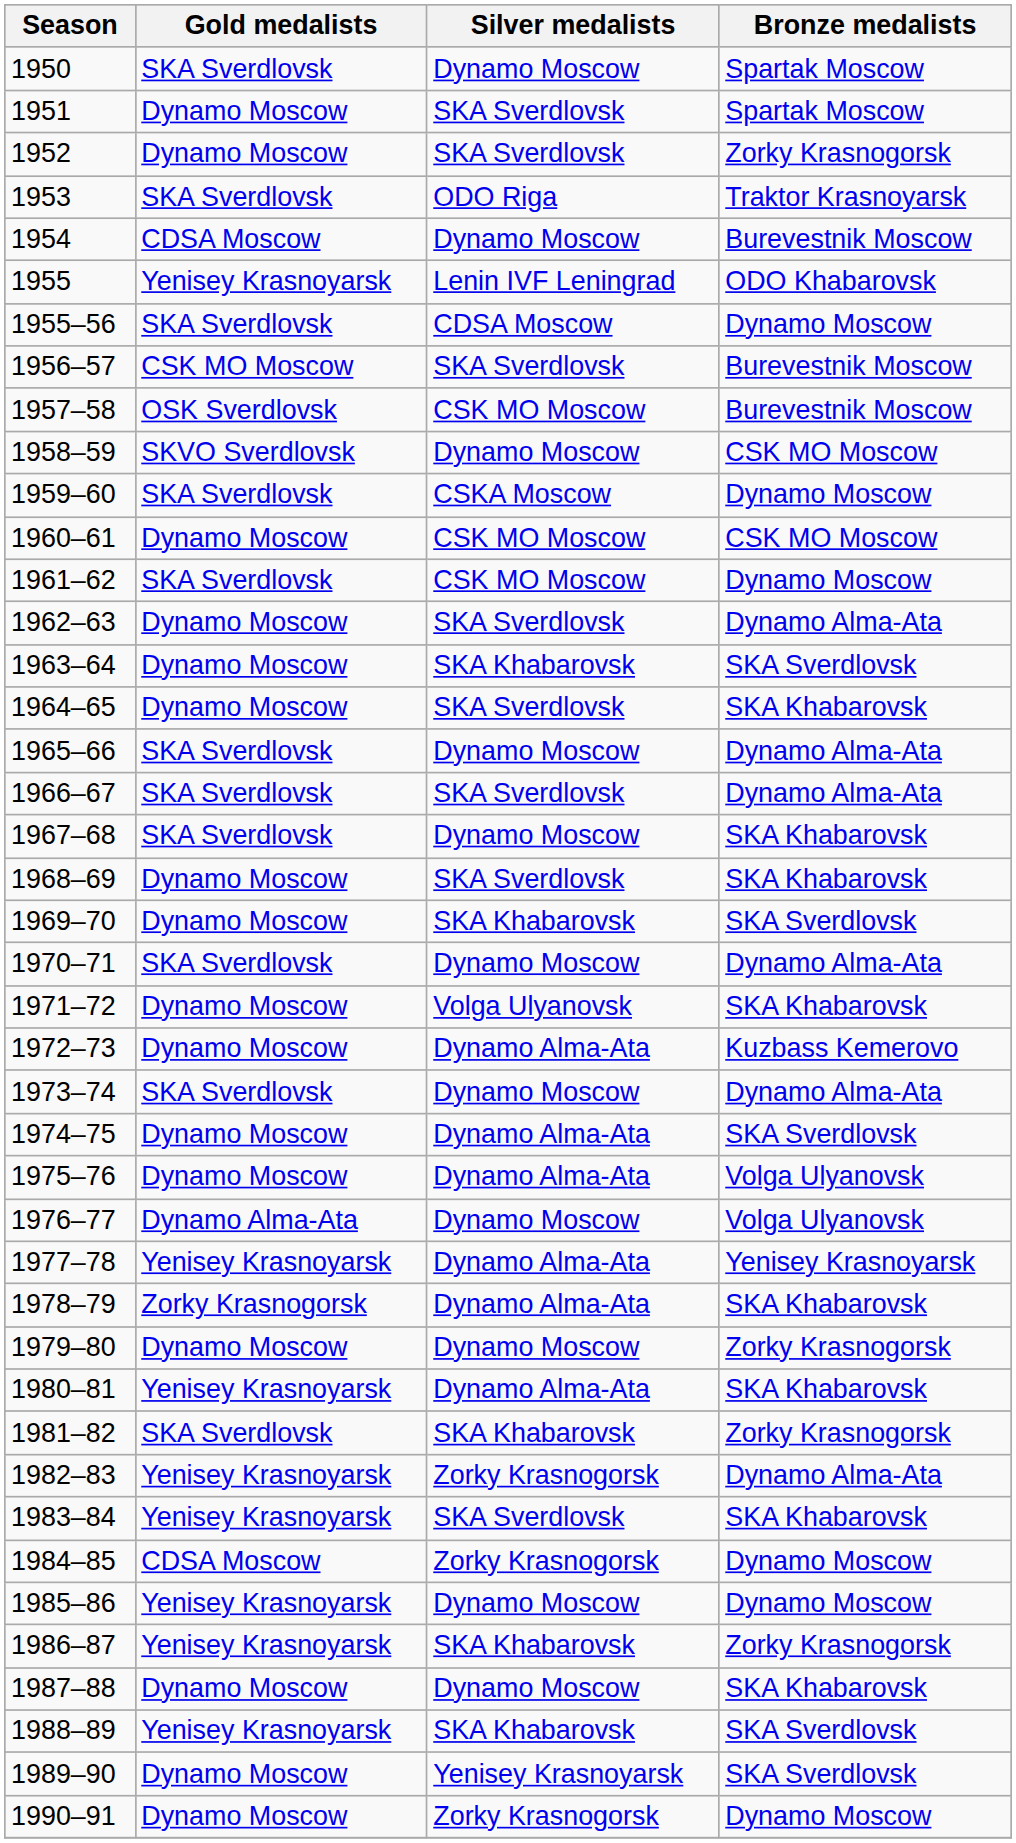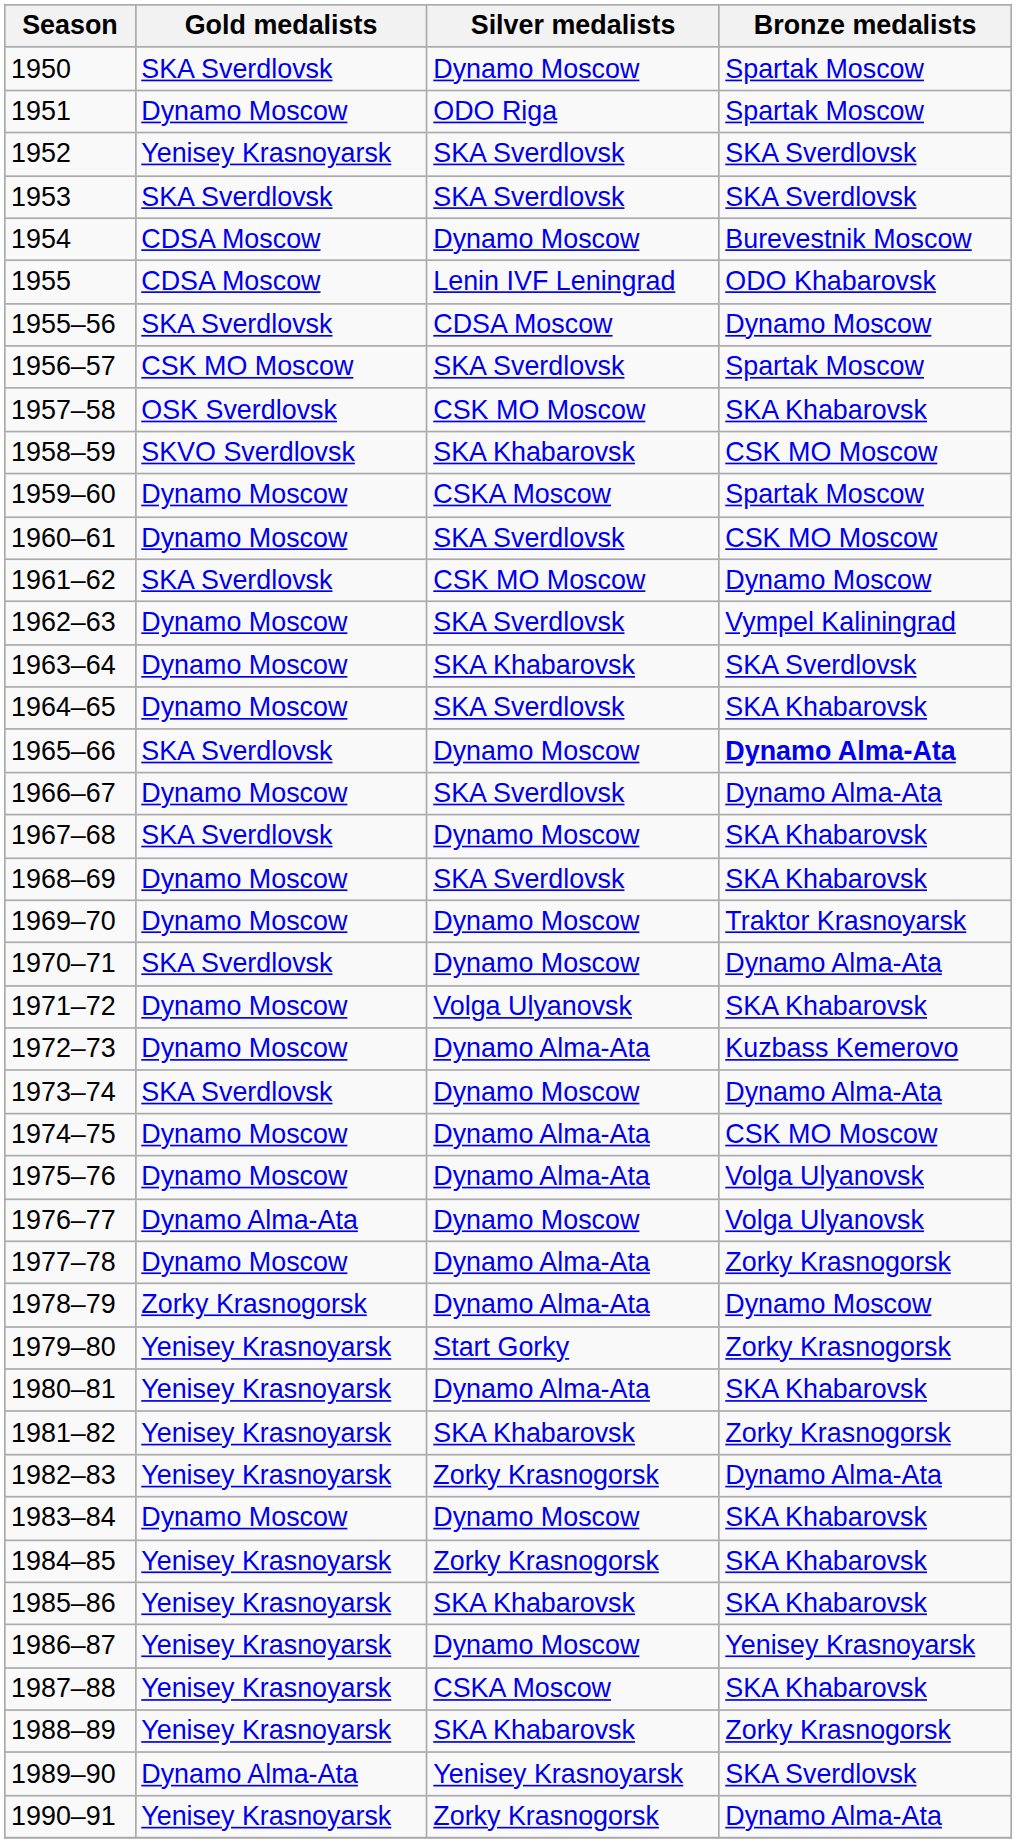(529, 111) SKA Sverdlovsk -> (495, 111) ODO Riga
(244, 153) Dynamo Moscow -> (266, 153) Yenisey Krasnoyarsk
(838, 153) Zorky Krasnogorsk -> (821, 153) SKA Sverdlovsk
(495, 196) ODO Riga -> (529, 196) SKA Sverdlovsk
(846, 196) Traktor Krasnoyarsk -> (821, 196) SKA Sverdlovsk
(266, 281) Yenisey Krasnoyarsk -> (231, 281) CDSA Moscow
(849, 366) Burevestnik Moscow -> (825, 366) Spartak Moscow
(849, 409) Burevestnik Moscow -> (826, 409) SKA Khabarovsk
(536, 452) Dynamo Moscow -> (534, 452) SKA Khabarovsk
(237, 494) SKA Sverdlovsk -> (244, 494) Dynamo Moscow
(828, 494) Dynamo Moscow -> (825, 494) Spartak Moscow
(539, 537) CSK MO Moscow -> (529, 537) SKA Sverdlovsk
(834, 622) Dynamo Alma-Ata -> (841, 622) Vympel Kaliningrad
(834, 750) normal -> (841, 750) bold
(237, 793) SKA Sverdlovsk -> (244, 793) Dynamo Moscow
(534, 921) SKA Khabarovsk -> (536, 921) Dynamo Moscow
(821, 921) SKA Sverdlovsk -> (846, 921) Traktor Krasnoyarsk
(821, 1134) SKA Sverdlovsk -> (831, 1134) CSK MO Moscow
(266, 1262) Yenisey Krasnoyarsk -> (244, 1262) Dynamo Moscow
(850, 1262) Yenisey Krasnoyarsk -> (838, 1262) Zorky Krasnogorsk
(826, 1304) SKA Khabarovsk -> (828, 1304) Dynamo Moscow
(244, 1347) Dynamo Moscow -> (266, 1347) Yenisey Krasnoyarsk
(536, 1347) Dynamo Moscow -> (501, 1347) Start Gorky
(237, 1432) SKA Sverdlovsk -> (266, 1432) Yenisey Krasnoyarsk
(266, 1517) Yenisey Krasnoyarsk -> (244, 1517) Dynamo Moscow
(529, 1517) SKA Sverdlovsk -> (536, 1517) Dynamo Moscow
(231, 1560) CDSA Moscow -> (266, 1560) Yenisey Krasnoyarsk
(828, 1560) Dynamo Moscow -> (826, 1560) SKA Khabarovsk
(536, 1603) Dynamo Moscow -> (534, 1603) SKA Khabarovsk
(828, 1603) Dynamo Moscow -> (826, 1603) SKA Khabarovsk
(534, 1645) SKA Khabarovsk -> (536, 1645) Dynamo Moscow
(838, 1645) Zorky Krasnogorsk -> (850, 1645) Yenisey Krasnoyarsk
(244, 1688) Dynamo Moscow -> (266, 1688) Yenisey Krasnoyarsk
(536, 1688) Dynamo Moscow -> (522, 1688) CSKA Moscow
(821, 1731) SKA Sverdlovsk -> (838, 1731) Zorky Krasnogorsk
(244, 1773) Dynamo Moscow -> (250, 1773) Dynamo Alma-Ata
(244, 1816) Dynamo Moscow -> (266, 1816) Yenisey Krasnoyarsk
(828, 1816) Dynamo Moscow -> (834, 1816) Dynamo Alma-Ata
